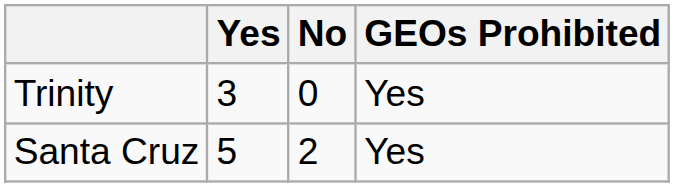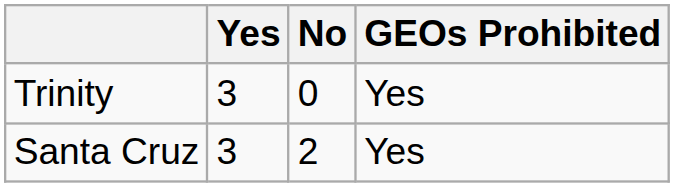(227, 151) 5 -> (227, 151) 3
